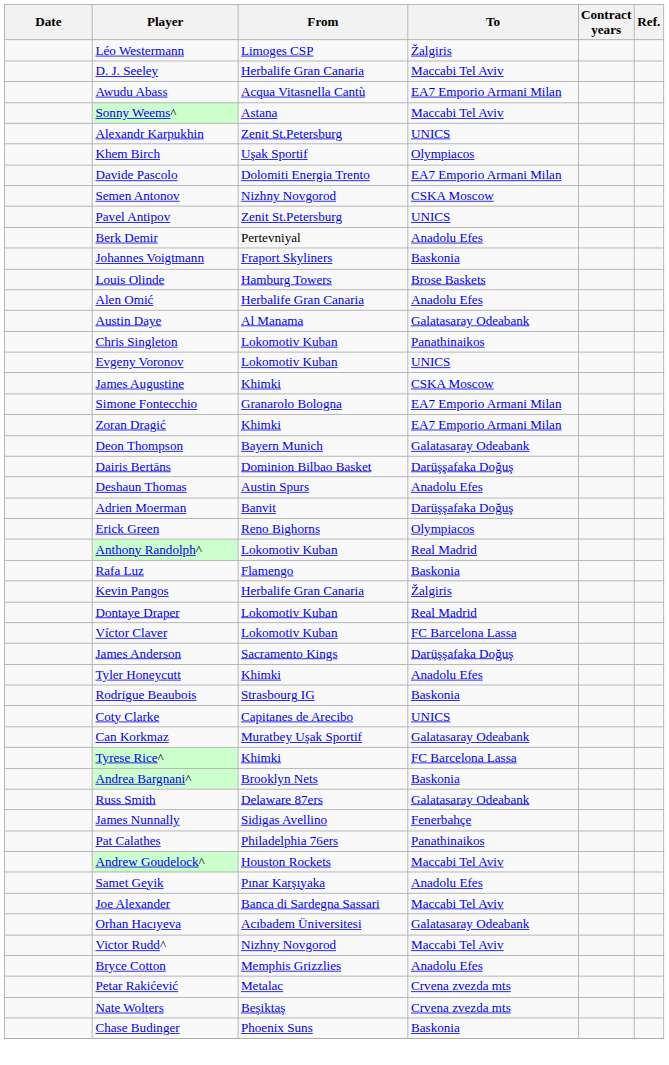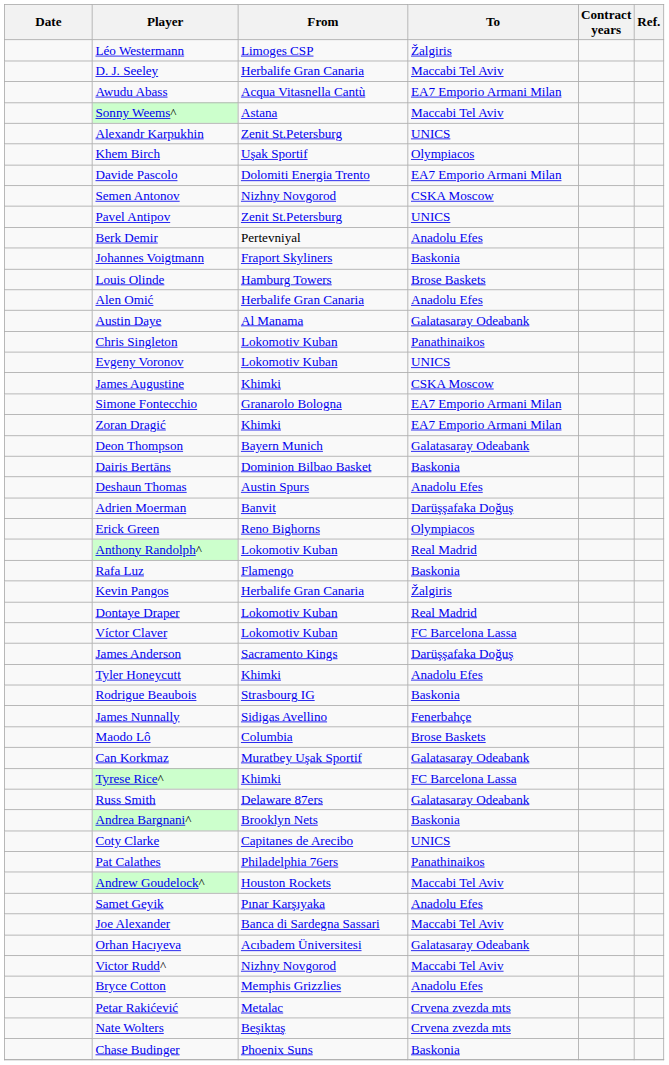(462, 466) Darüşşafaka Doğuş -> (435, 466) Baskonia
rows swapped: (127, 716) <-> (138, 820)
+ row: (123, 737)
rows swapped: (143, 778) <-> (126, 799)
